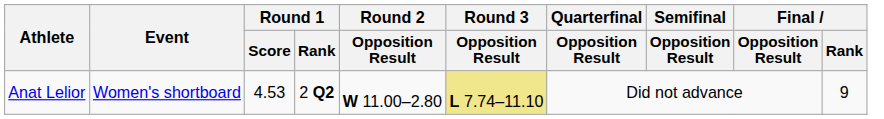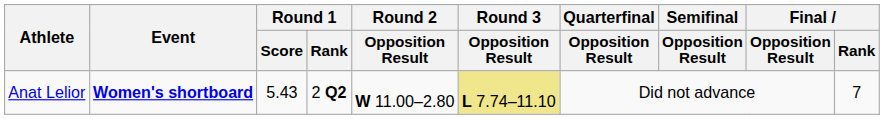(167, 93) normal -> (173, 93) bold
(270, 93) 4.53 -> (282, 93) 5.43
(844, 93) 9 -> (857, 93) 7
